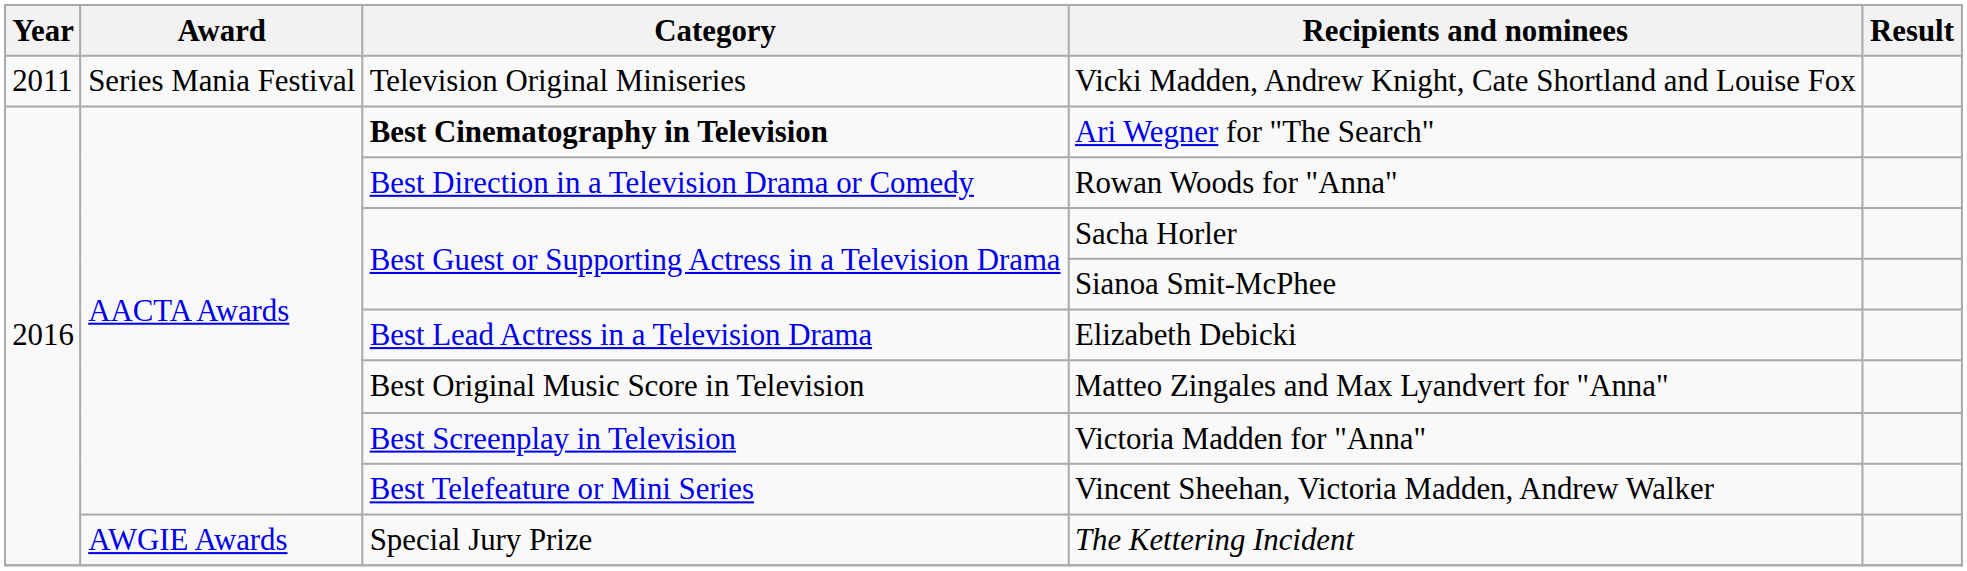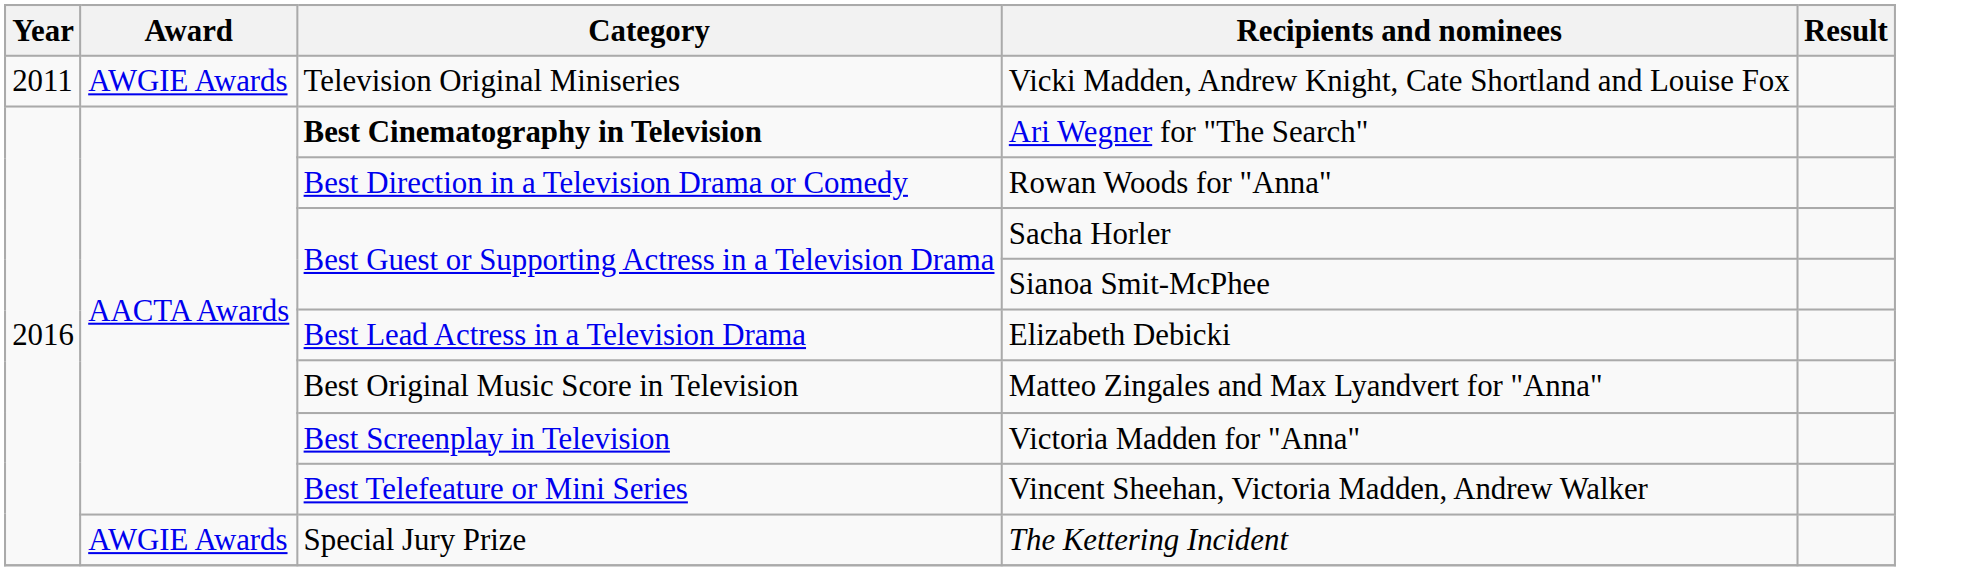(222, 81) Series Mania Festival -> (188, 81) AWGIE Awards
